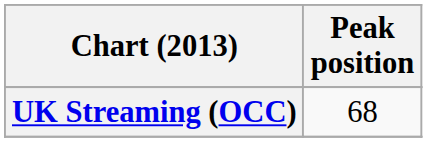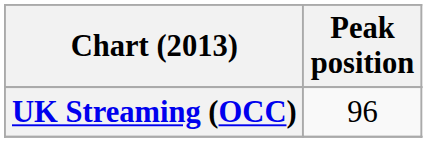(363, 111) 68 -> (363, 111) 96
